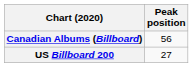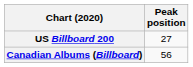rows swapped: (74, 39) <-> (74, 54)
